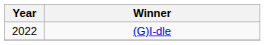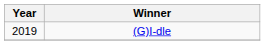(24, 31) 2022 -> (24, 31) 2019
